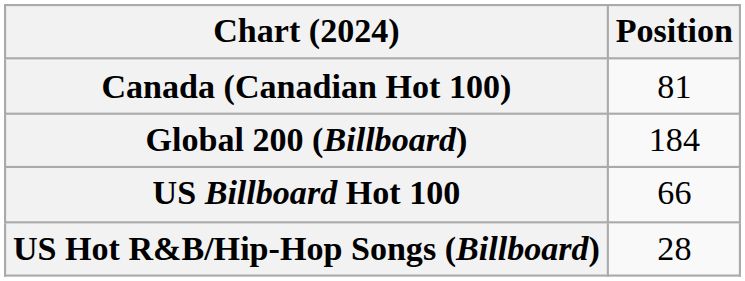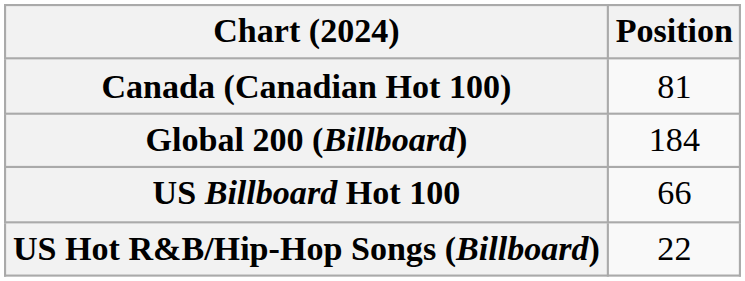(674, 247) 28 -> (674, 247) 22
